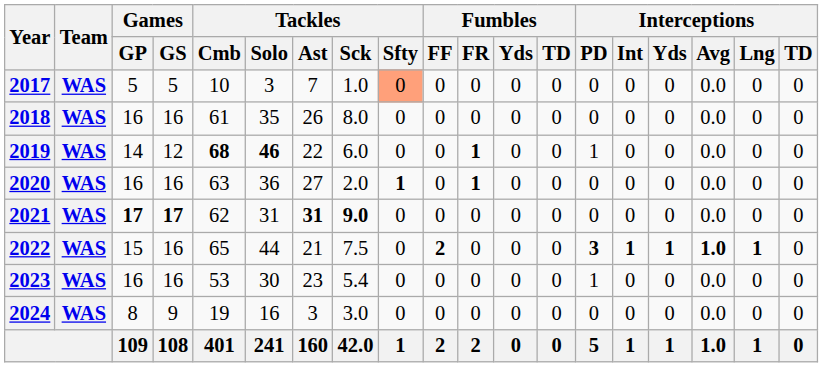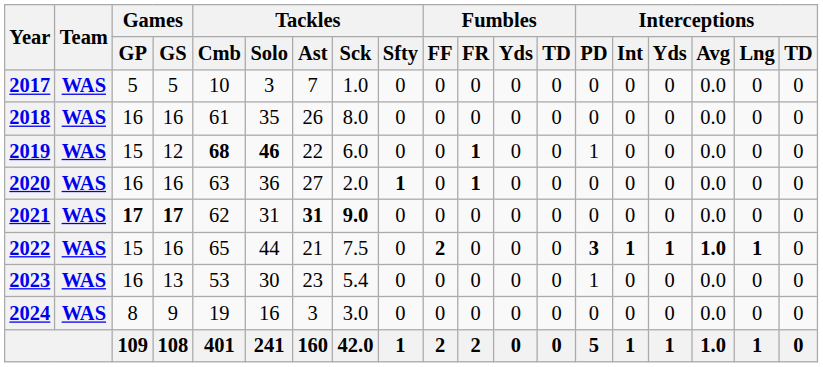(400, 85) lightsalmon background -> (400, 85) no background
(133, 150) 14 -> (133, 150) 15
(173, 280) 16 -> (173, 280) 13
